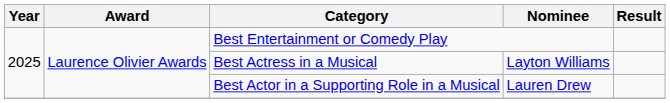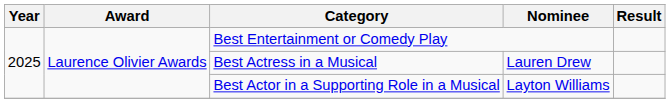(558, 62) Layton Williams -> (549, 62) Lauren Drew
(549, 86) Lauren Drew -> (558, 86) Layton Williams
